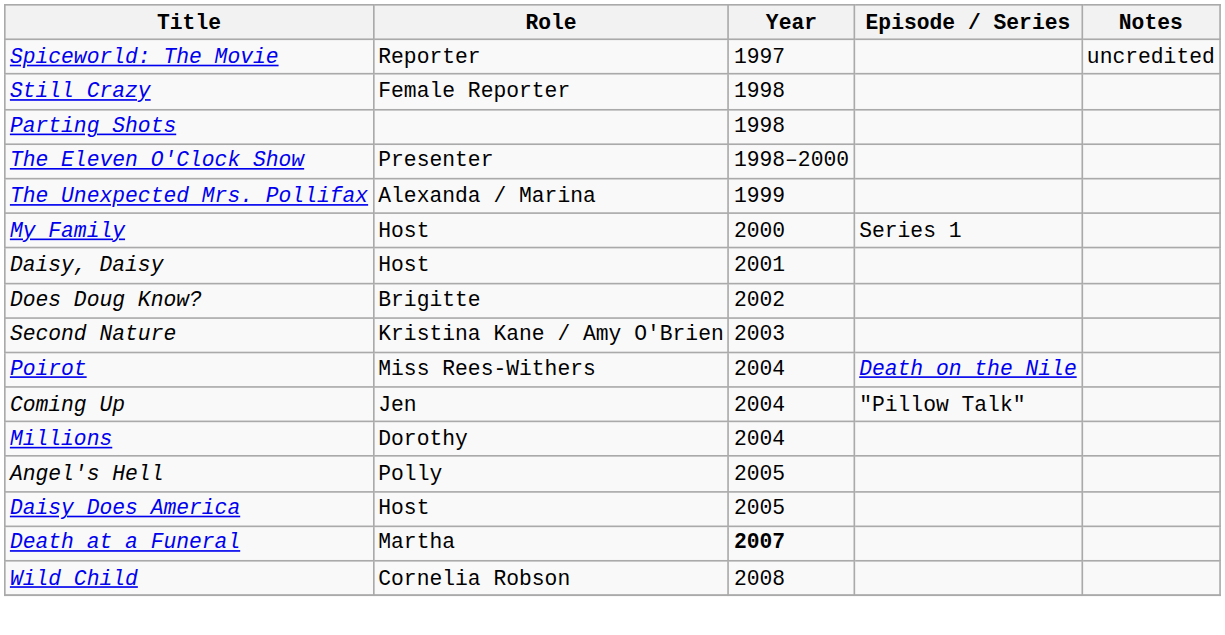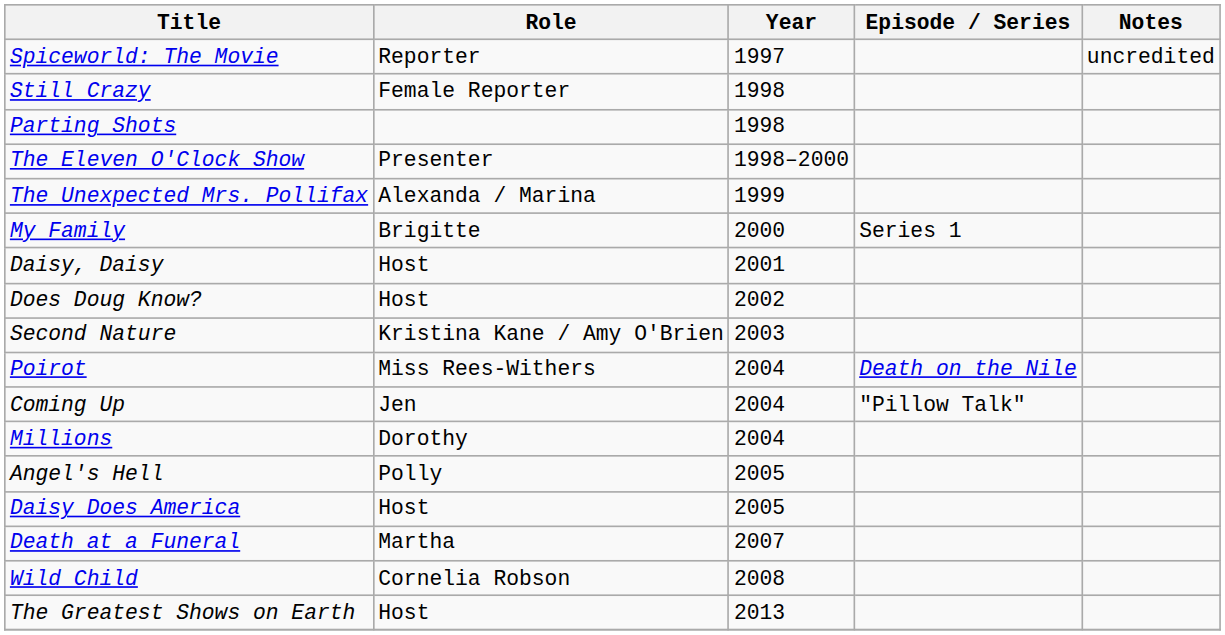(404, 231) Host -> (429, 231) Brigitte
(429, 300) Brigitte -> (404, 300) Host
(759, 543) bold -> (759, 543) normal
+ row: (183, 613)
